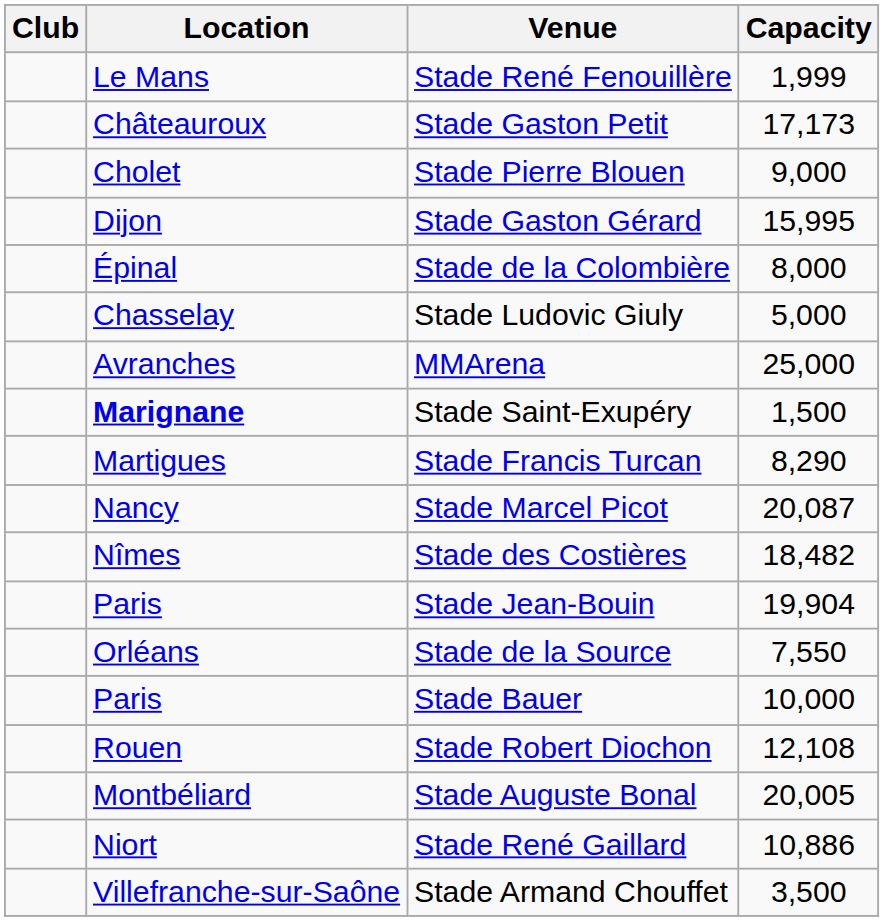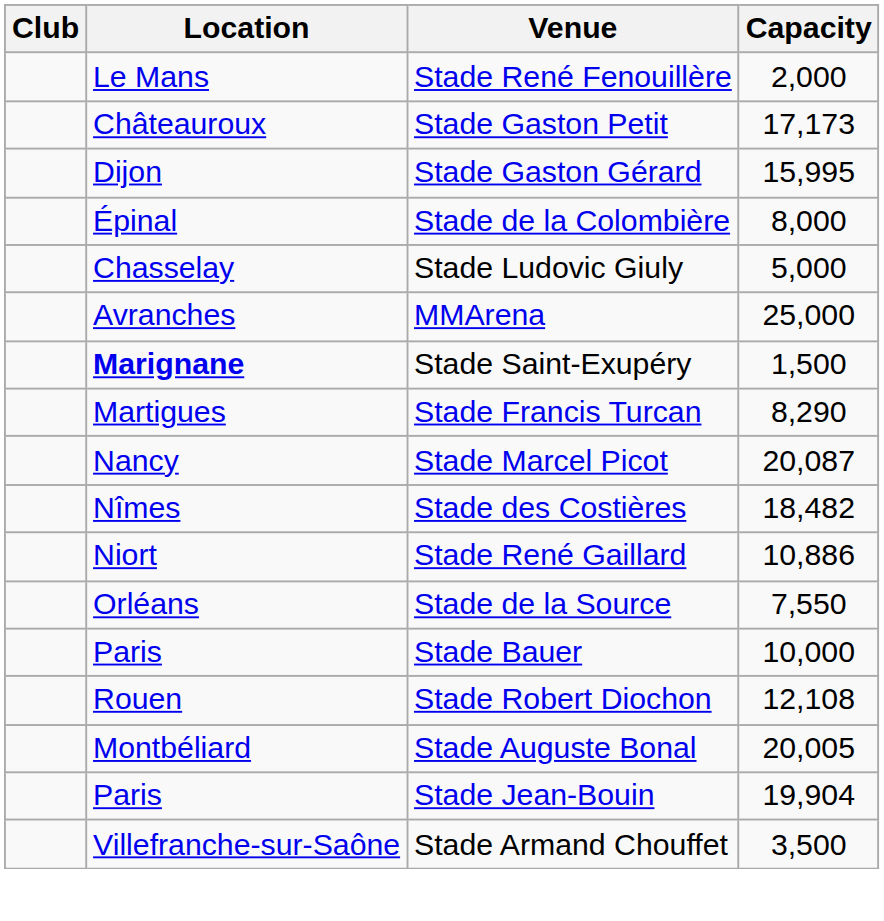(809, 76) 1,999 -> (809, 76) 2,000
- row: (549, 172)
rows swapped: (550, 843) <-> (534, 603)
